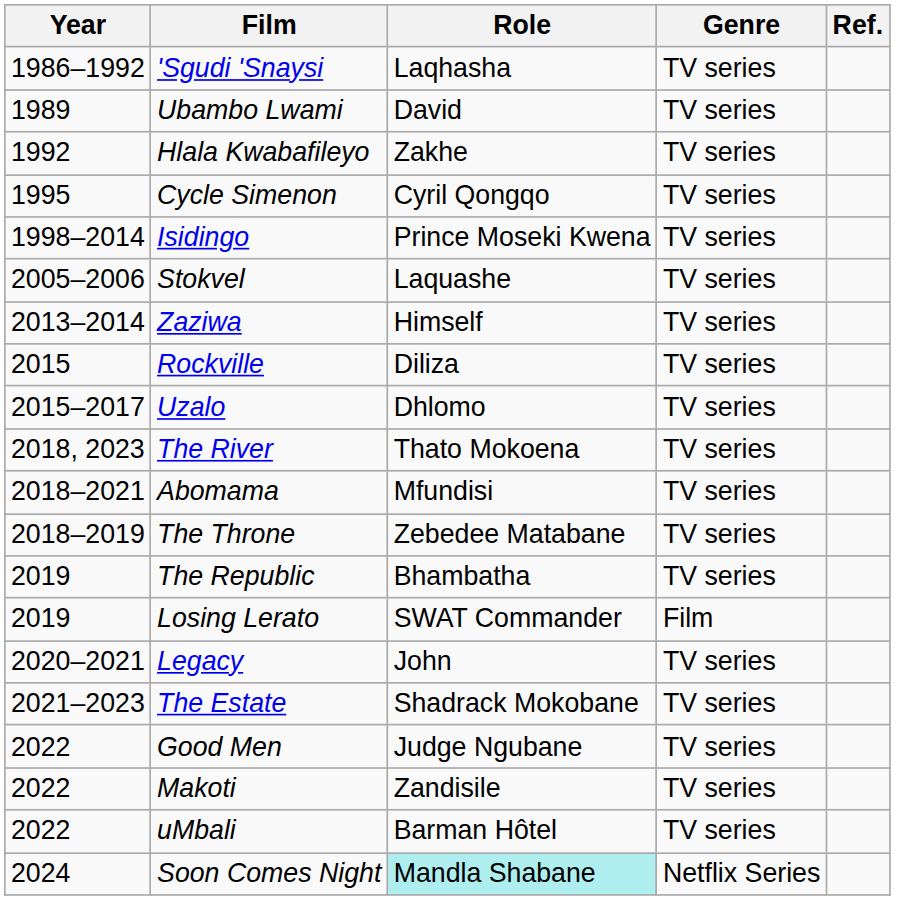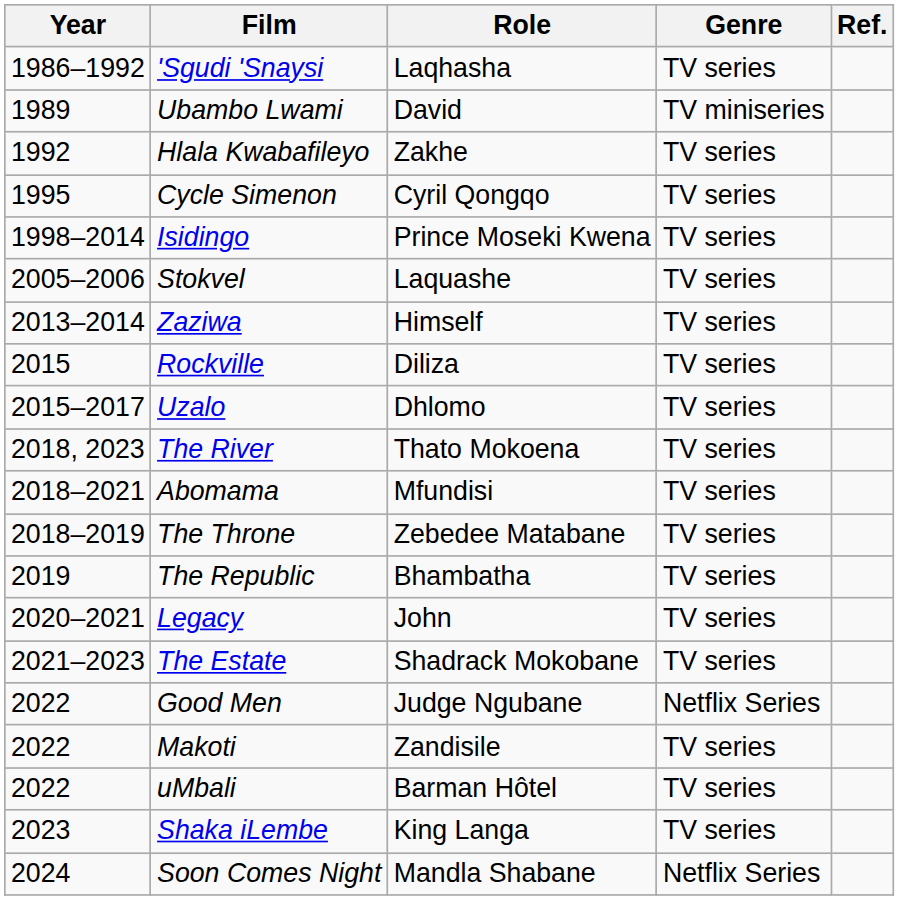(719, 110) TV series -> (744, 110) TV miniseries
- row: (238, 618)
(719, 746) TV series -> (742, 703) Netflix Series
+ row: (242, 830)
(495, 873) paleturquoise background -> (495, 873) no background
